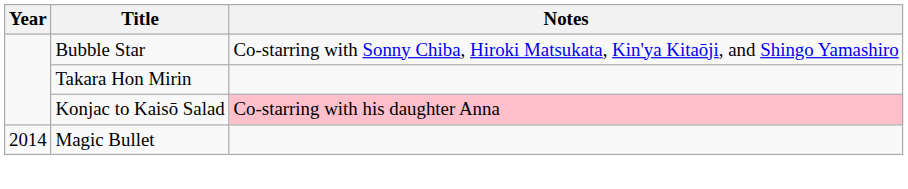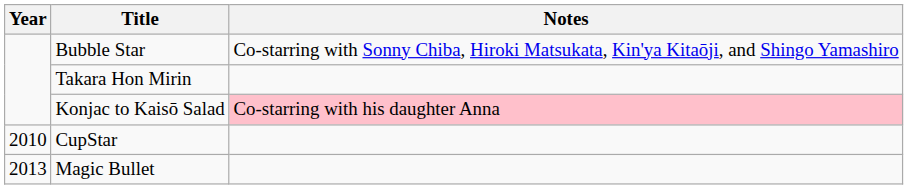+ row: (86, 139)
(28, 139) 2014 -> (28, 169) 2013
